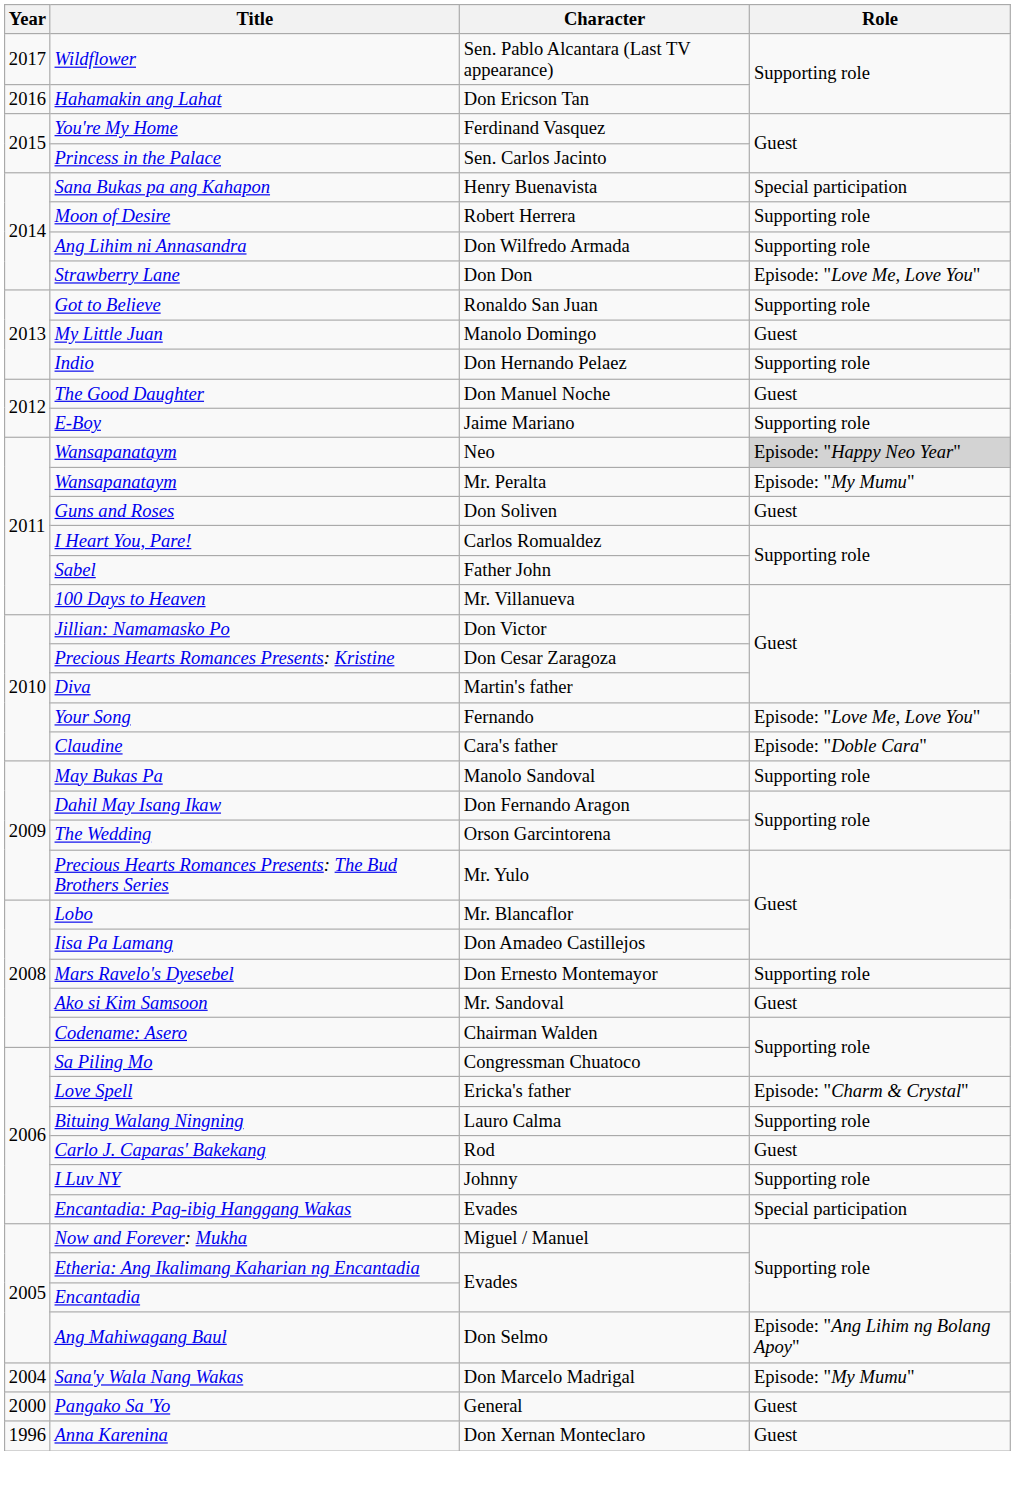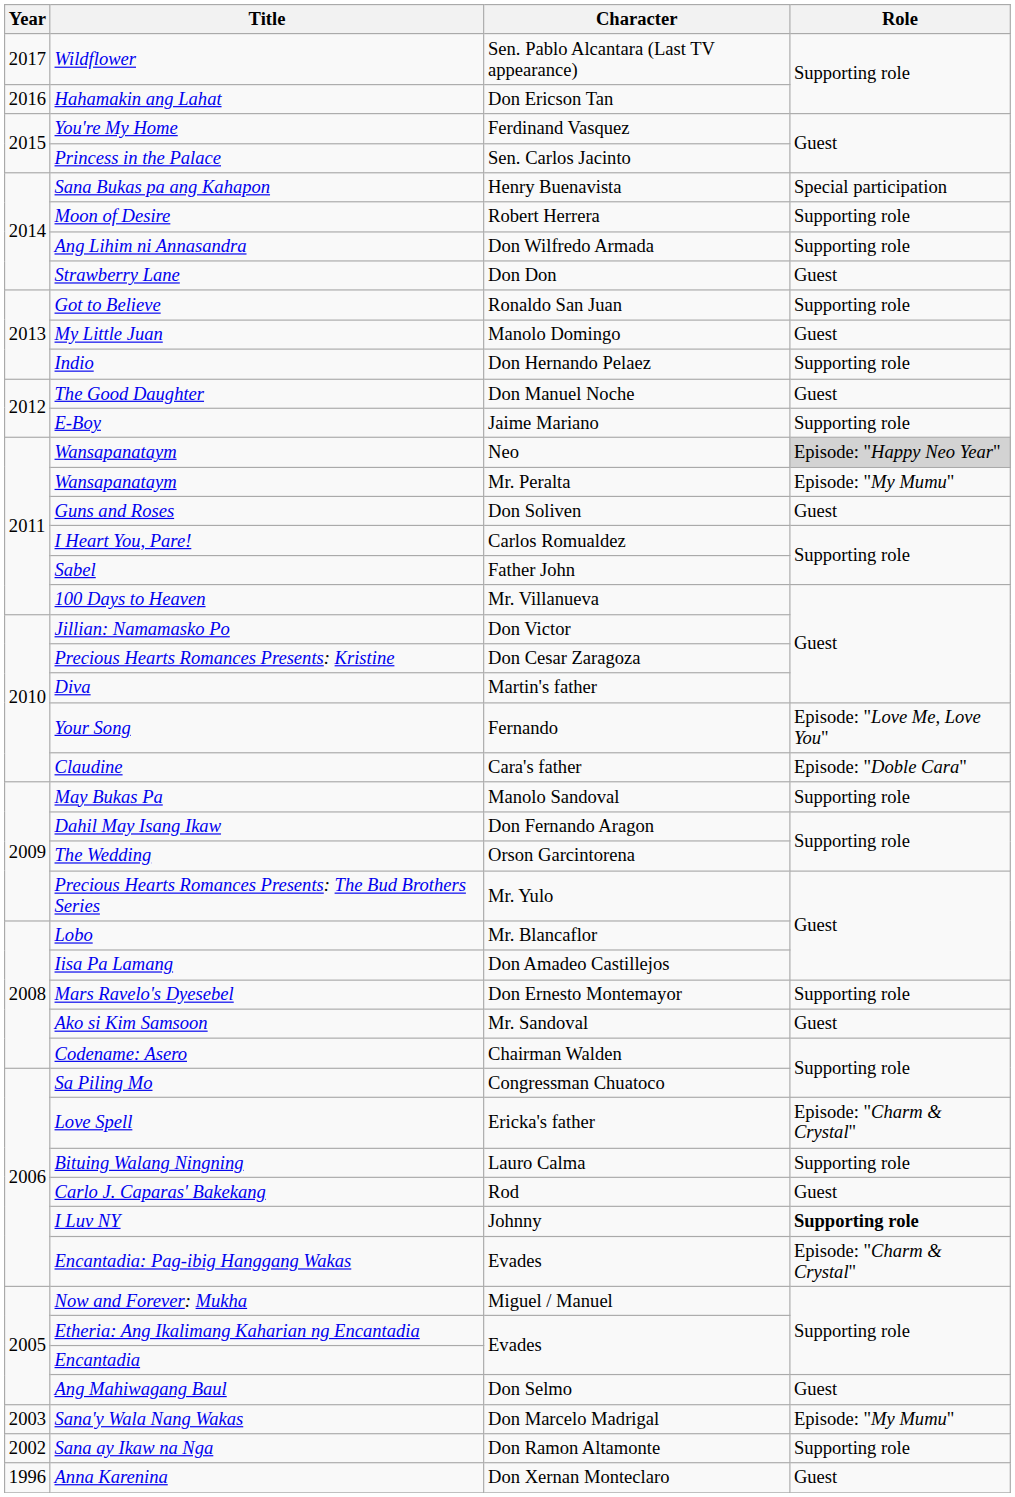(867, 275) Episode: "Love Me, Love You" -> (816, 275) Guest
(812, 1179) normal -> (856, 1221) bold
(830, 1208) Special participation -> (868, 1261) Episode: "Charm & Crystal"
(872, 1337) Episode: "Ang Lihim ng Bolang Apoy" -> (816, 1389) Guest
(27, 1376) 2004 -> (27, 1418) 2003
+ row: (134, 1448)
- row: (112, 1406)
